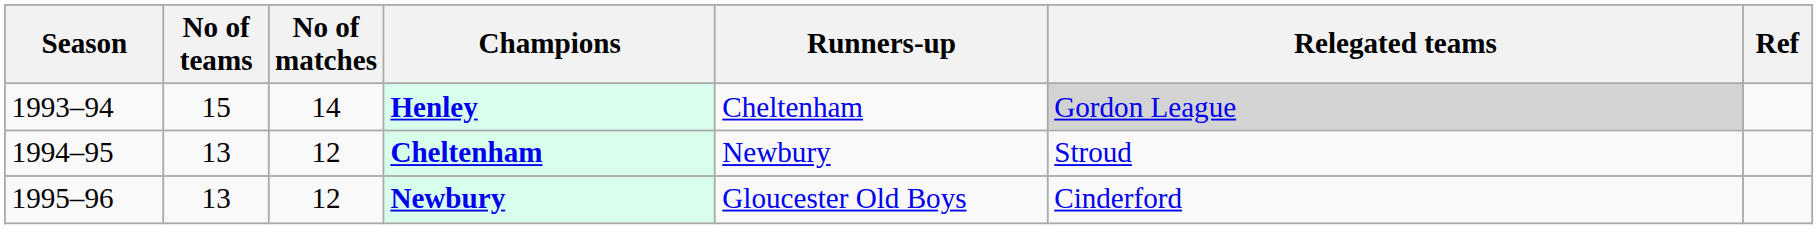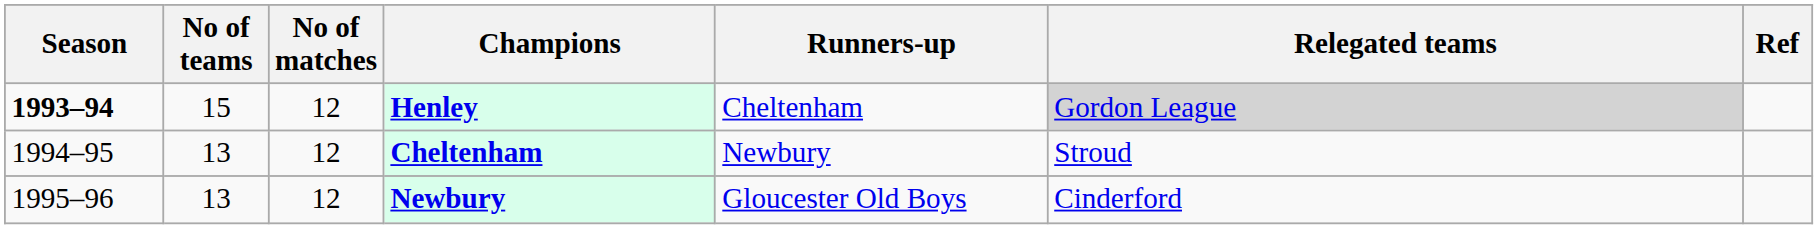(63, 106) normal -> (63, 106) bold
(326, 106) 14 -> (326, 106) 12
